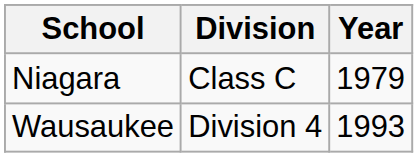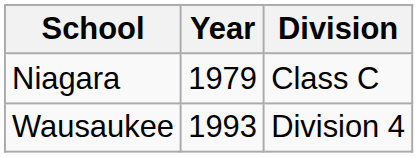columns swapped: (371, 28) <-> (255, 28)
